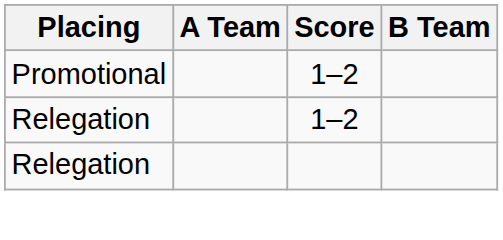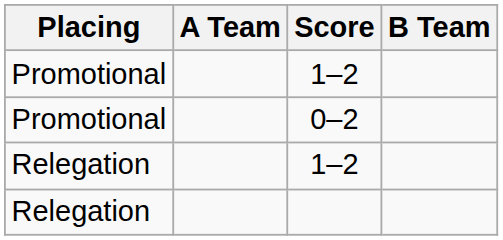+ row: (89, 119)
